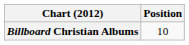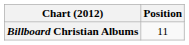(163, 31) 10 -> (163, 31) 11
